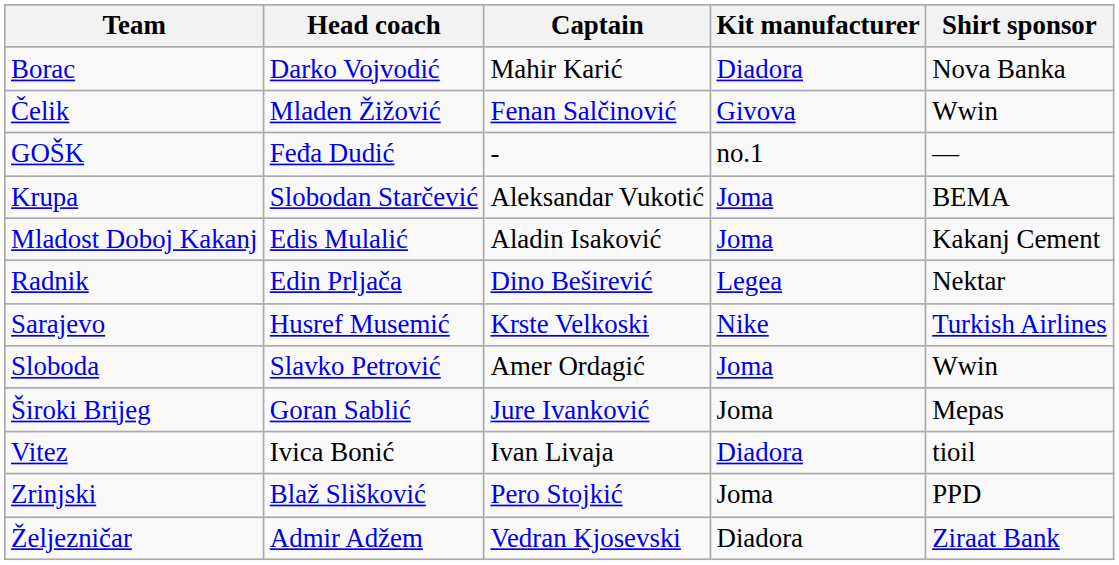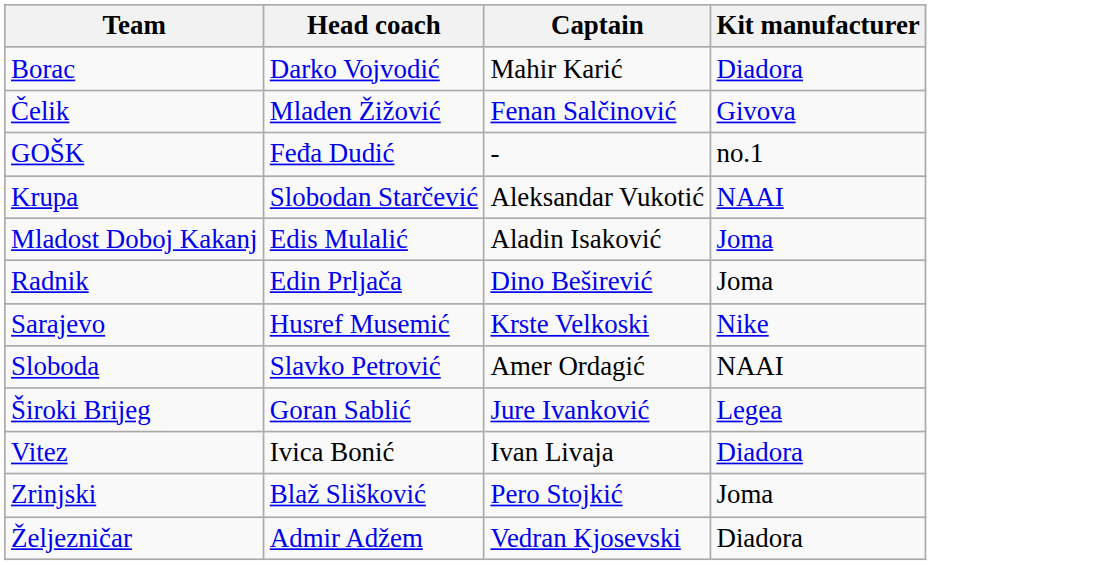- column: (1019, 25)
(745, 196) Joma -> (750, 196) NAAI
(749, 281) Legea -> (745, 281) Joma
(745, 366) Joma -> (750, 366) NAAI
(745, 409) Joma -> (749, 409) Legea
